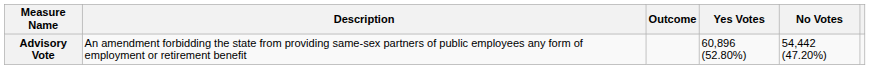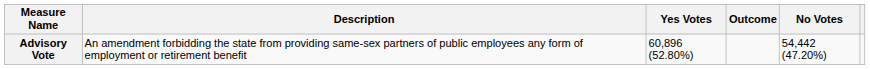columns swapped: (673, 19) <-> (739, 19)
